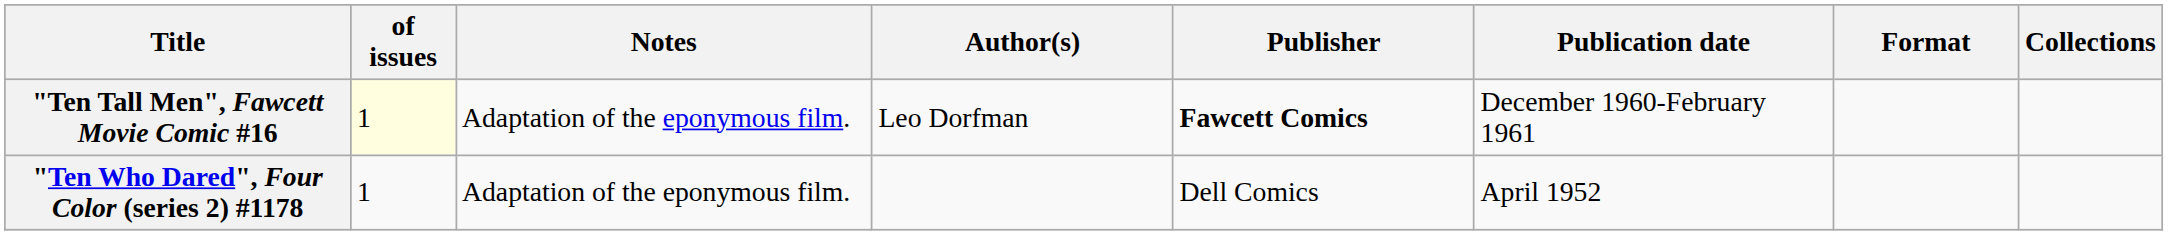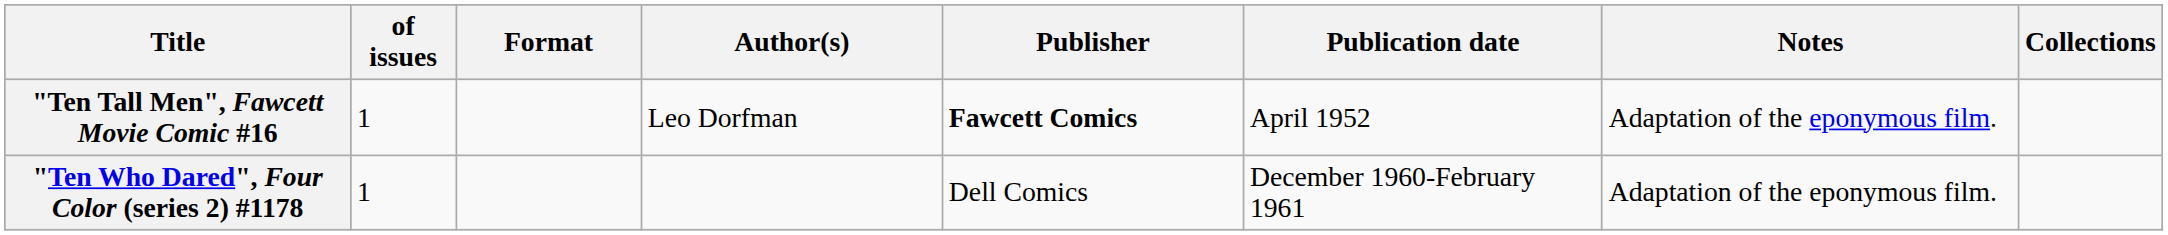columns swapped: (1926, 42) <-> (664, 42)
(364, 117) lightyellow background -> (364, 117) no background
(1623, 117) December 1960-February 1961 -> (1310, 117) April 1952
(1541, 192) April 1952 -> (1393, 192) December 1960-February 1961
